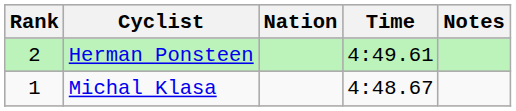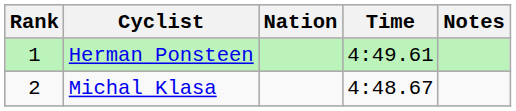(34, 55) 2 -> (34, 55) 1
(34, 88) 1 -> (34, 88) 2
